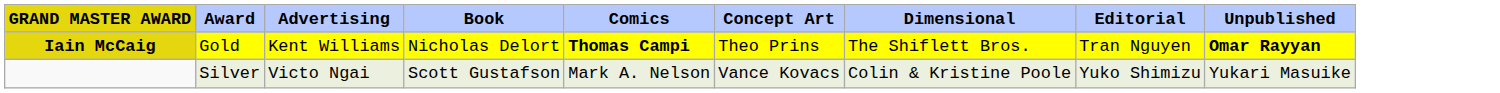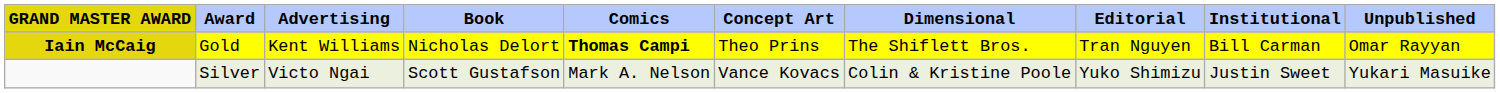+ column: (1275, 18)
(1265, 46) bold -> (1405, 46) normal
